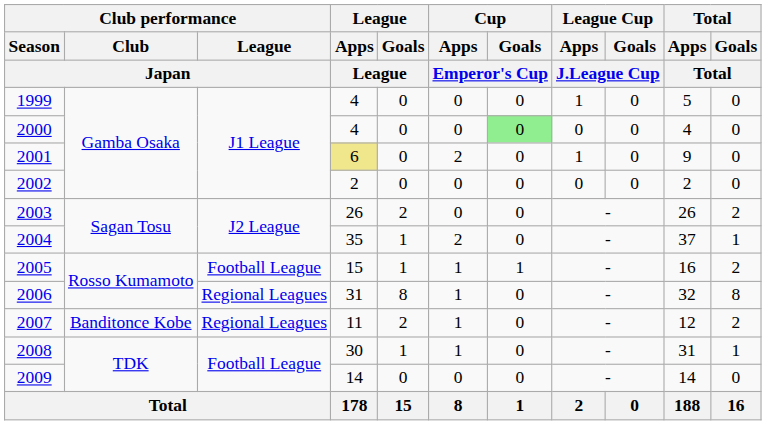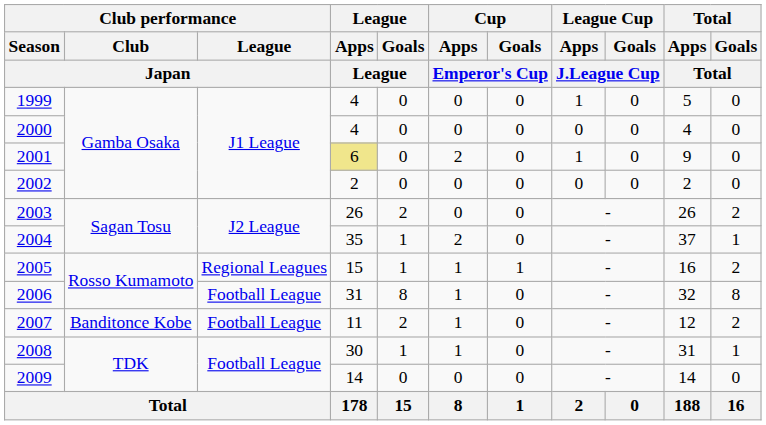(520, 128) lightgreen background -> (520, 128) no background
(264, 267) Football League -> (264, 267) Regional Leagues
(264, 294) Regional Leagues -> (264, 294) Football League
(264, 322) Regional Leagues -> (264, 322) Football League
